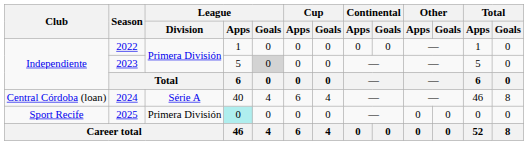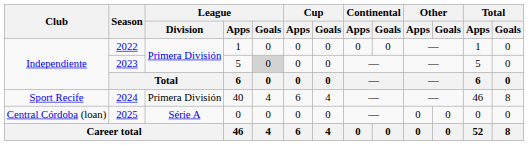(57, 98) Central Córdoba (loan) -> (57, 98) Sport Recife
(184, 98) Série A -> (184, 98) Primera División
(57, 115) Sport Recife -> (57, 115) Central Córdoba (loan)
(184, 115) Primera División -> (184, 115) Série A
(238, 115) paleturquoise background -> (238, 115) no background
